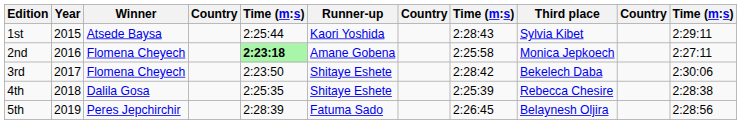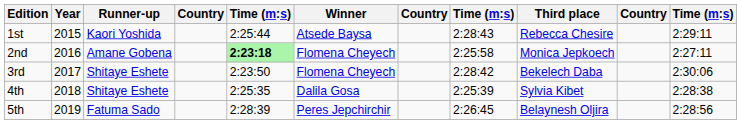columns swapped: (136, 14) <-> (353, 14)
(552, 33) Sylvia Kibet -> (567, 33) Rebecca Chesire
(567, 91) Rebecca Chesire -> (552, 91) Sylvia Kibet
